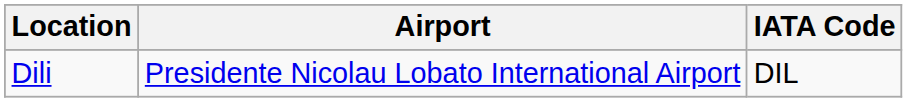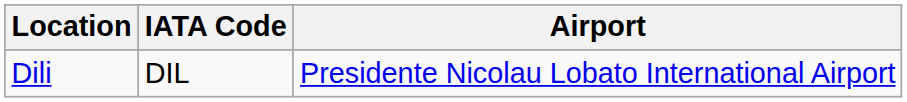columns swapped: (443, 27) <-> (825, 27)
